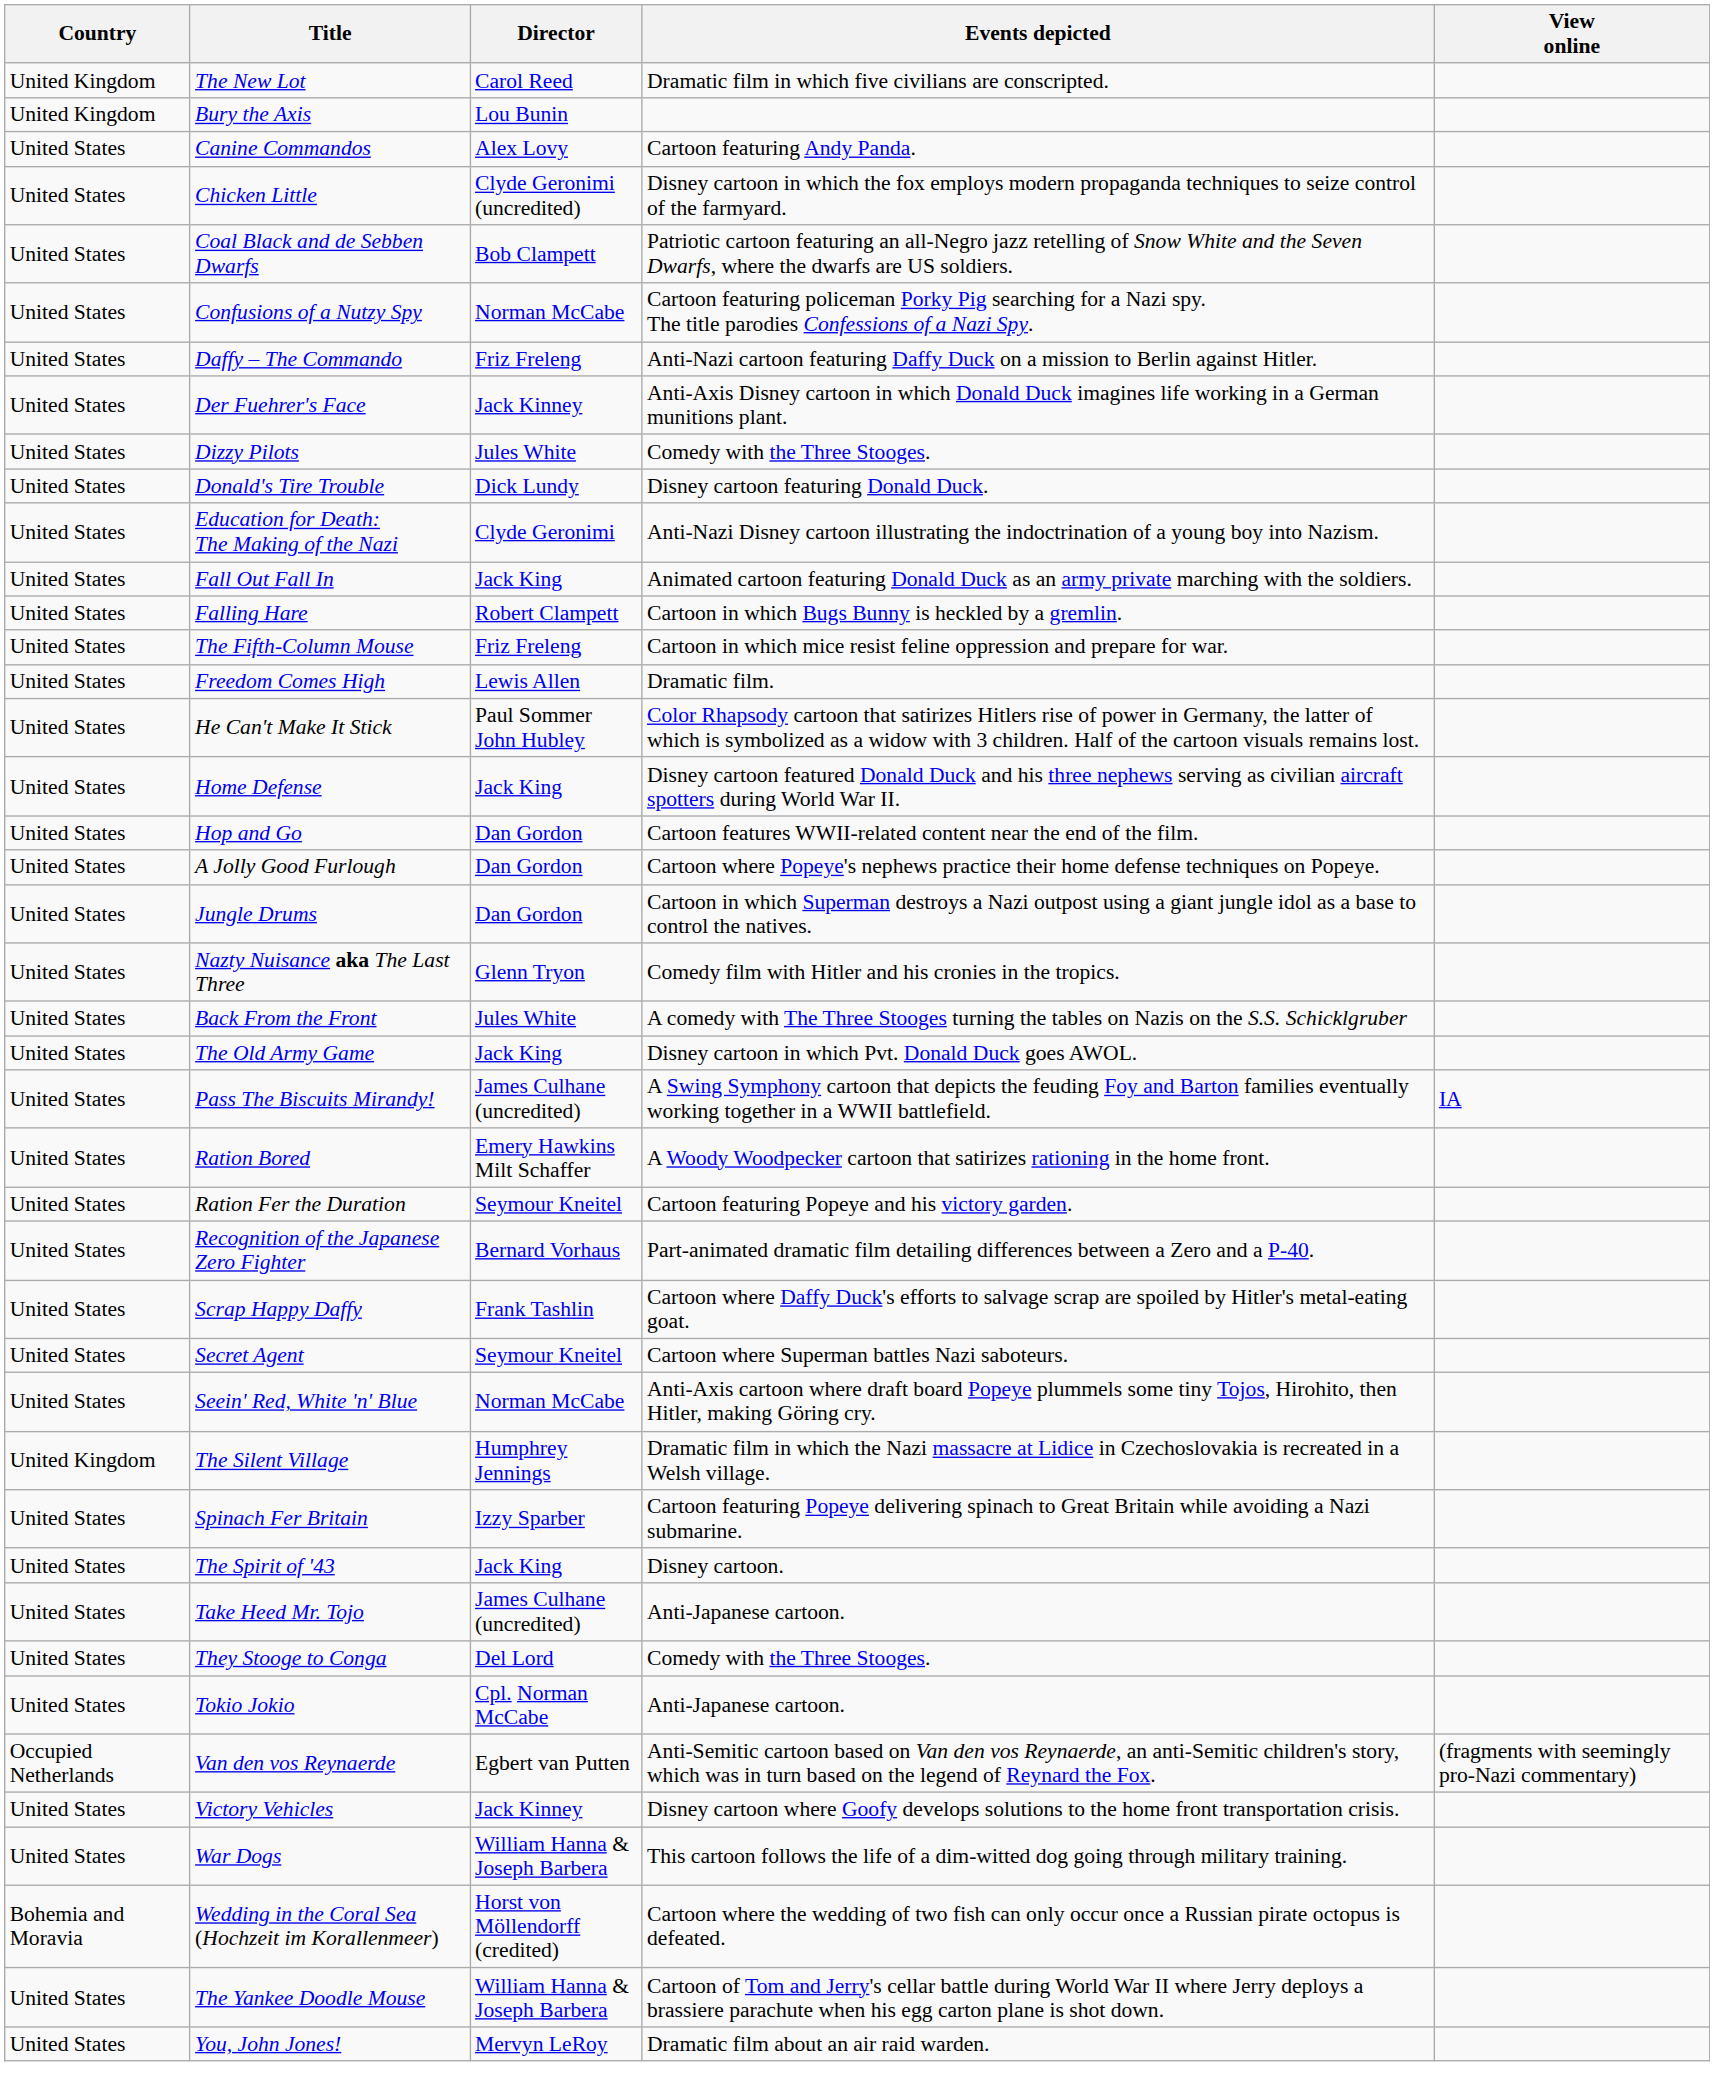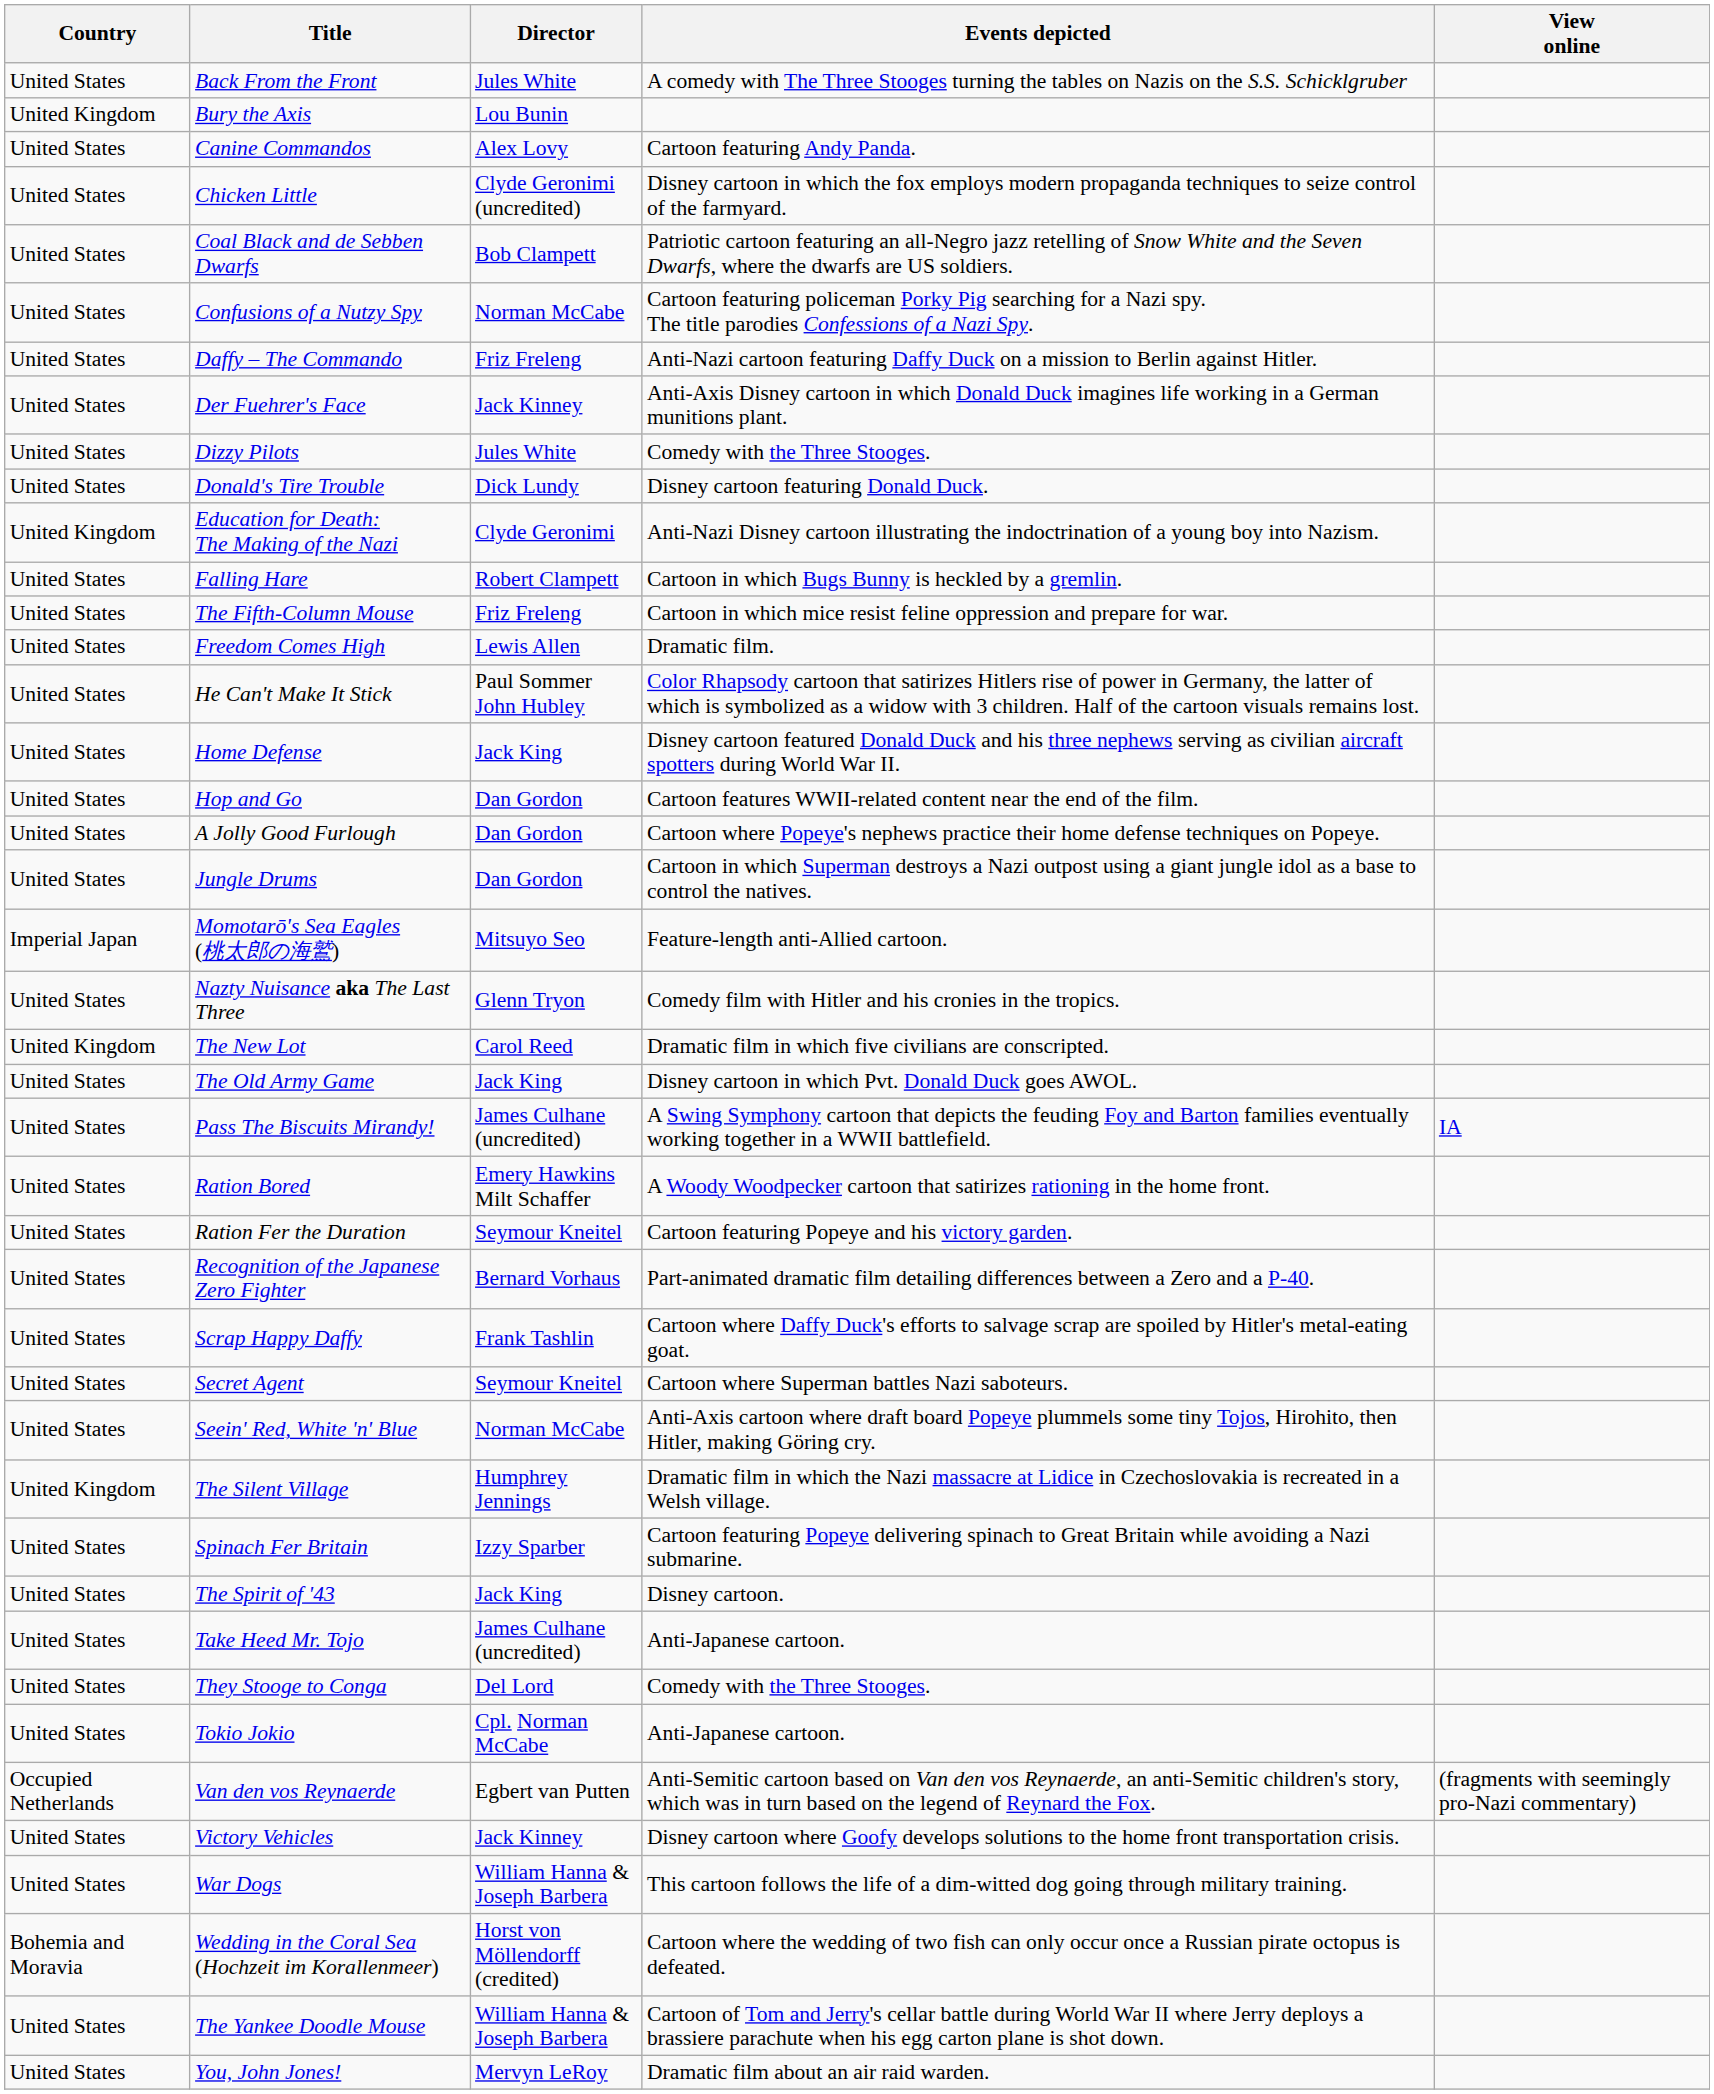rows swapped: (286, 1018) <-> (250, 80)
(68, 532) United States -> (83, 532) United Kingdom
- row: (264, 578)
+ row: (298, 938)
